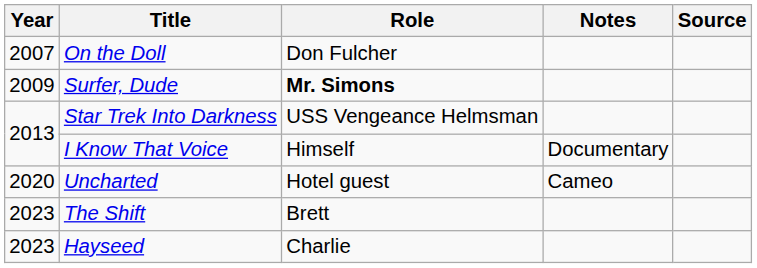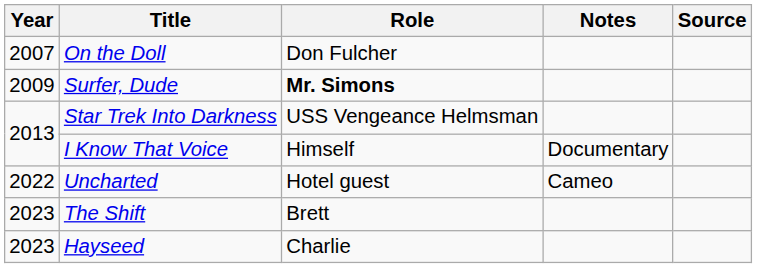(32, 181) 2020 -> (32, 181) 2022
